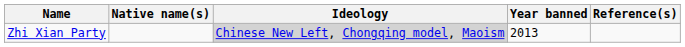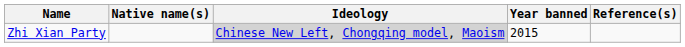(524, 33) 2013 -> (524, 33) 2015
